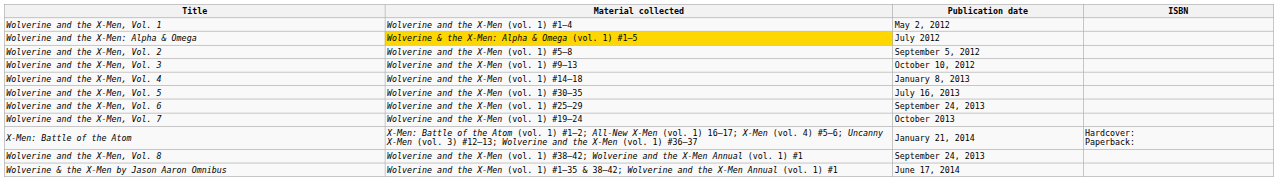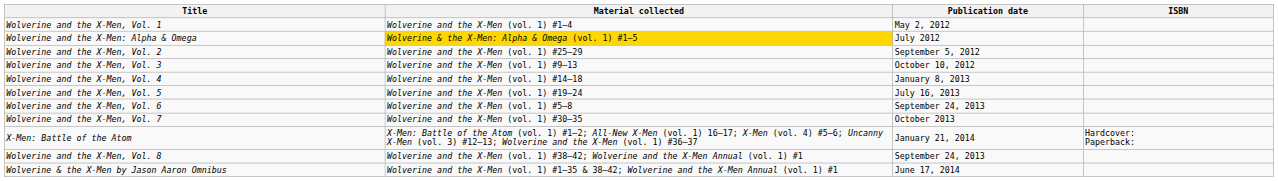(480, 52) Wolverine and the X-Men (vol. 1) #5–8 -> (485, 52) Wolverine and the X-Men (vol. 1) #25–29
(485, 92) Wolverine and the X-Men (vol. 1) #30–35 -> (485, 92) Wolverine and the X-Men (vol. 1) #19–24
(485, 106) Wolverine and the X-Men (vol. 1) #25–29 -> (480, 106) Wolverine and the X-Men (vol. 1) #5–8
(485, 120) Wolverine and the X-Men (vol. 1) #19–24 -> (485, 120) Wolverine and the X-Men (vol. 1) #30–35
